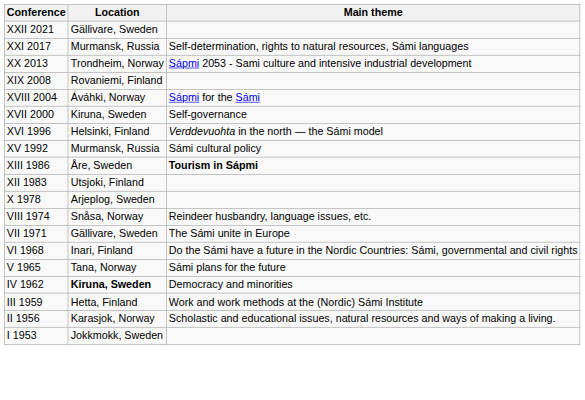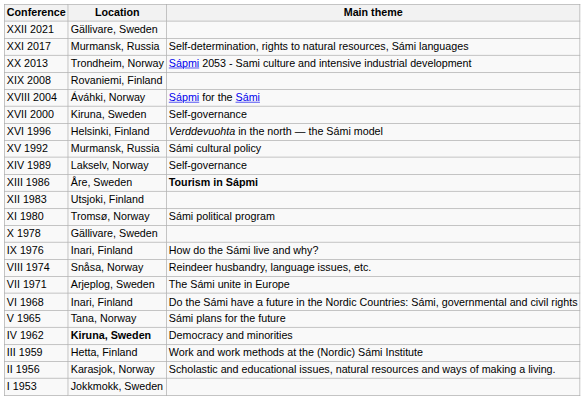+ row: (29, 166)
+ row: (25, 217)
(113, 200) Arjeplog, Sweden -> (114, 234) Gällivare, Sweden
+ row: (25, 251)
(114, 234) Gällivare, Sweden -> (113, 285) Arjeplog, Sweden
